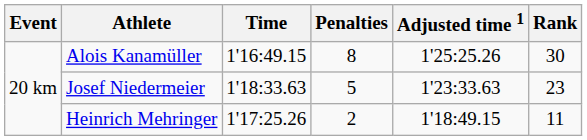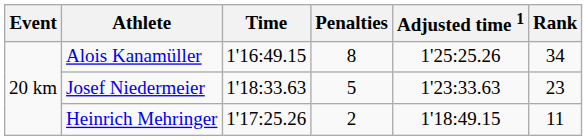(555, 56) 30 -> (555, 56) 34
